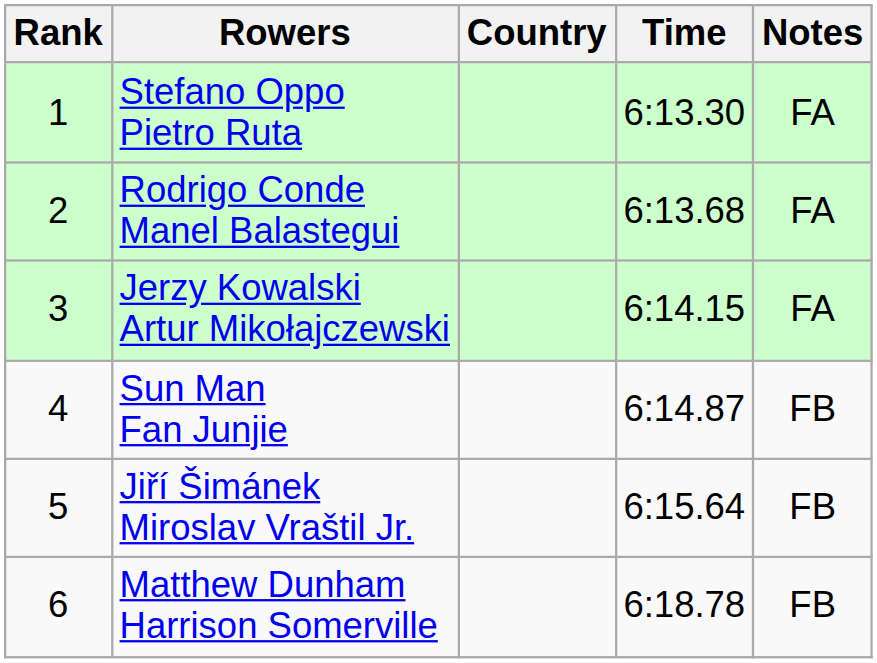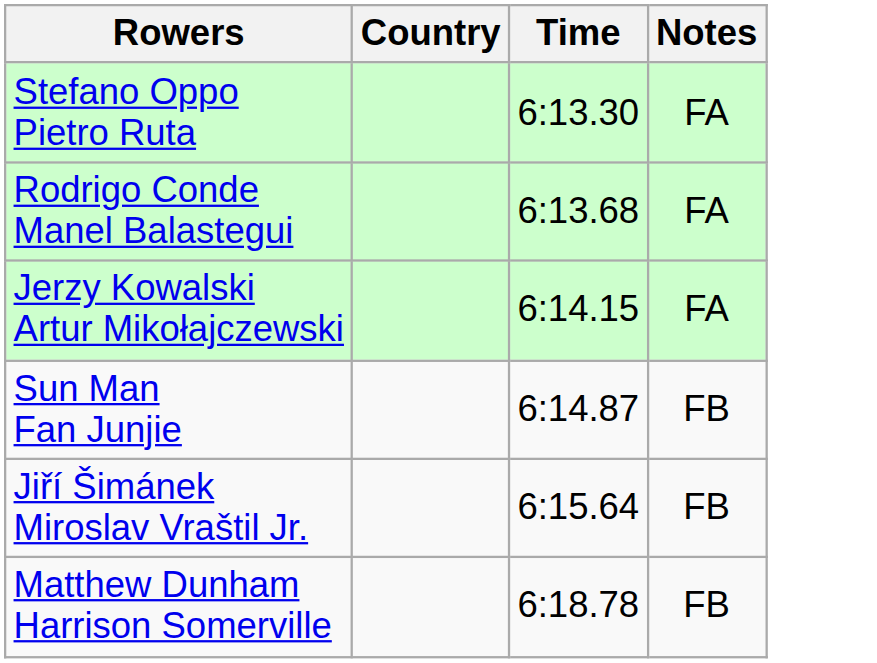- column: (58, 33)
